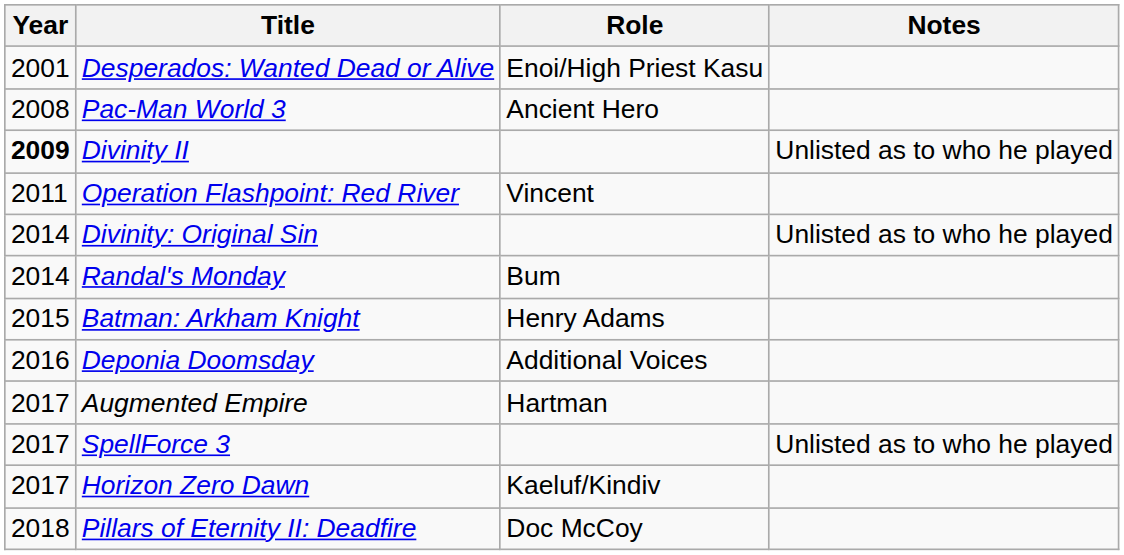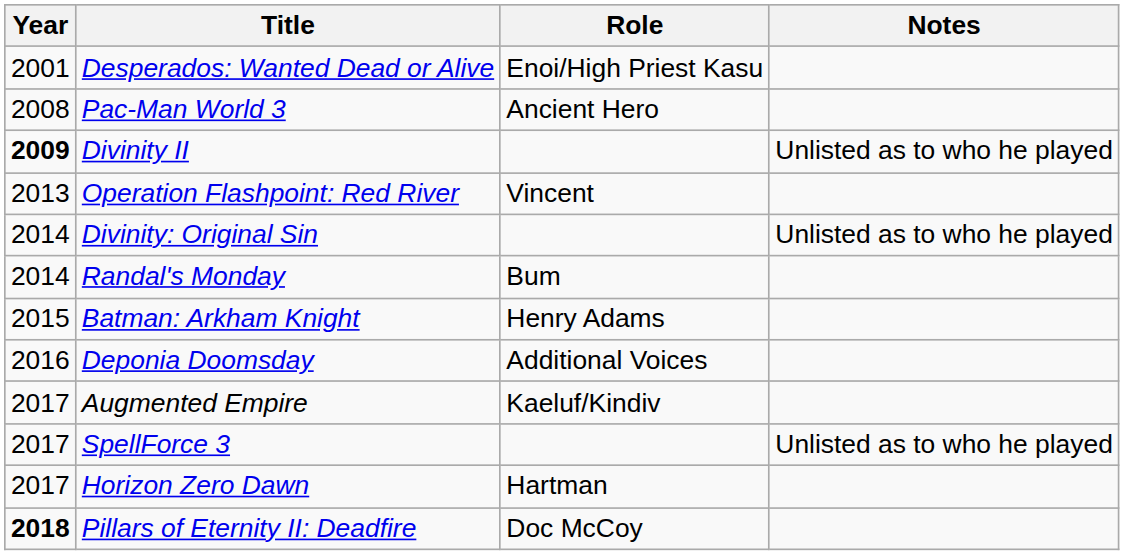(39, 192) 2011 -> (40, 192) 2013
(557, 402) Hartman -> (583, 402) Kaeluf/Kindiv
(583, 485) Kaeluf/Kindiv -> (557, 485) Hartman
(40, 527) normal -> (40, 527) bold
